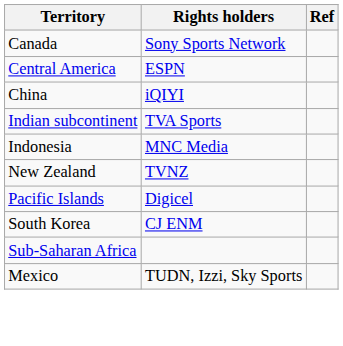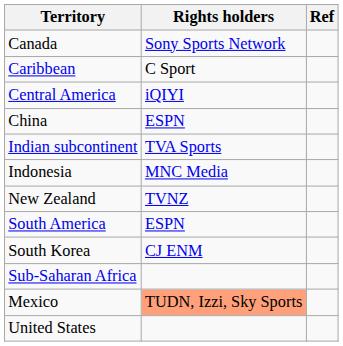+ row: (42, 69)
(165, 69) ESPN -> (164, 95) iQIYI
(164, 95) iQIYI -> (165, 120) ESPN
- row: (56, 198)
+ row: (57, 224)
(224, 276) no background -> (224, 302) lightsalmon background
+ row: (52, 328)
